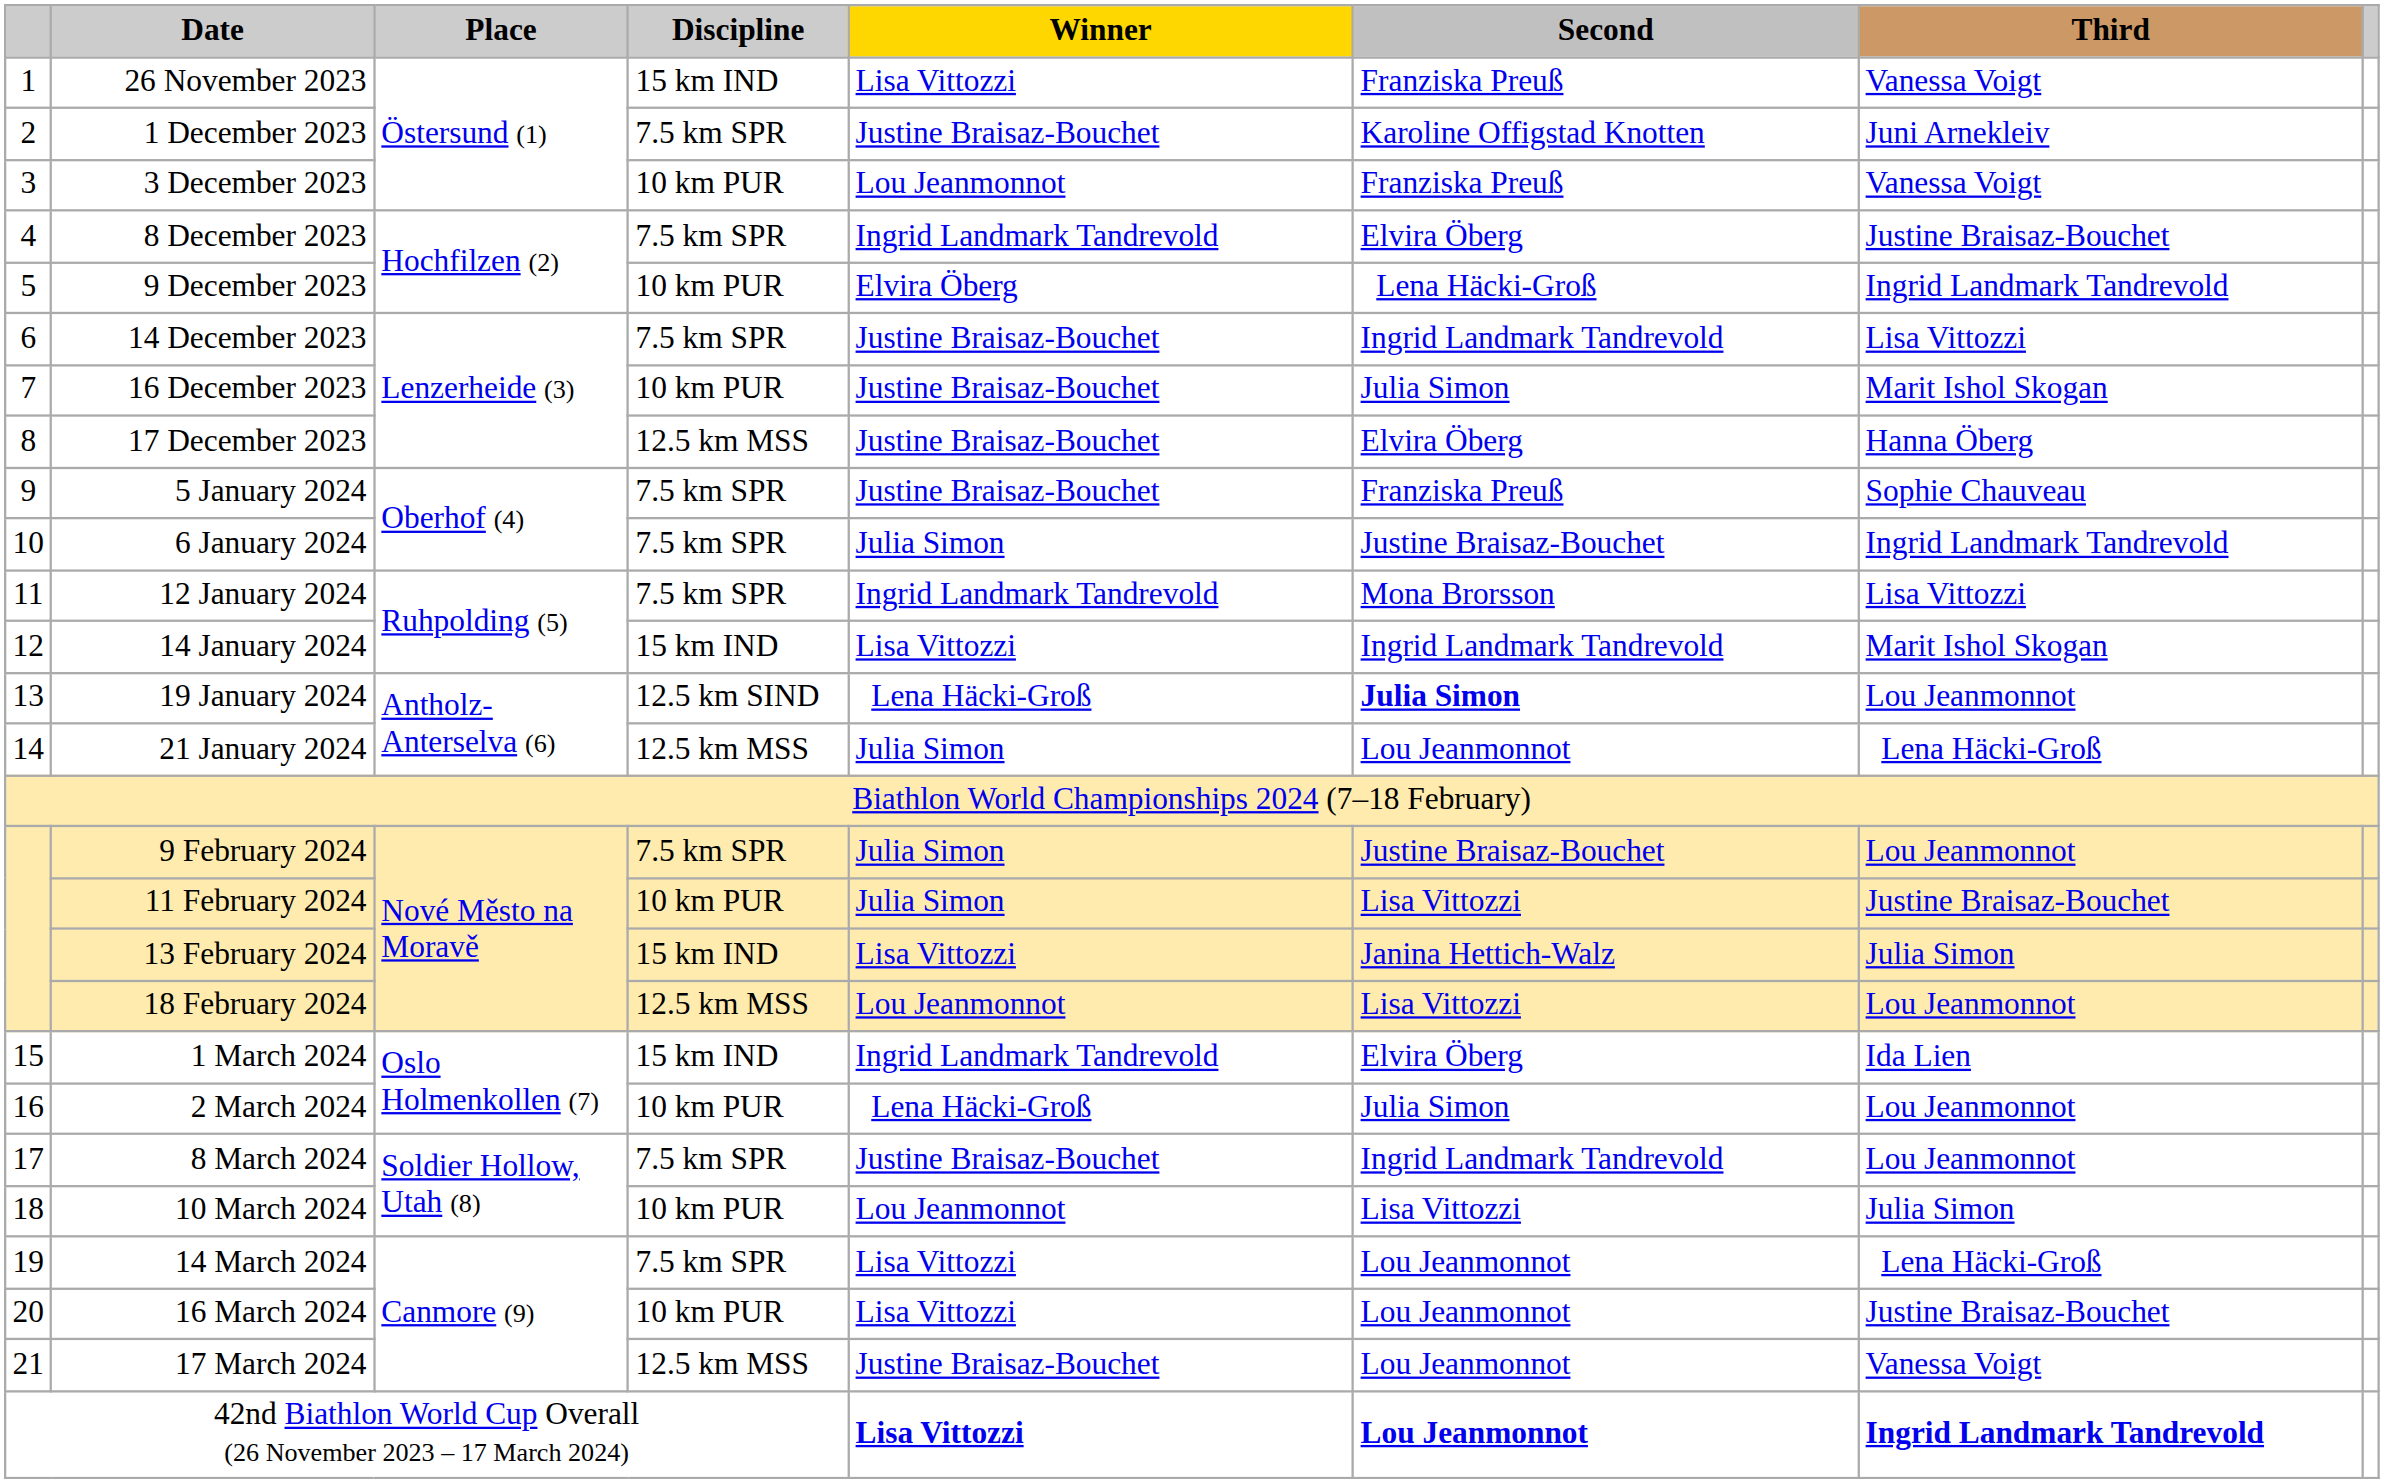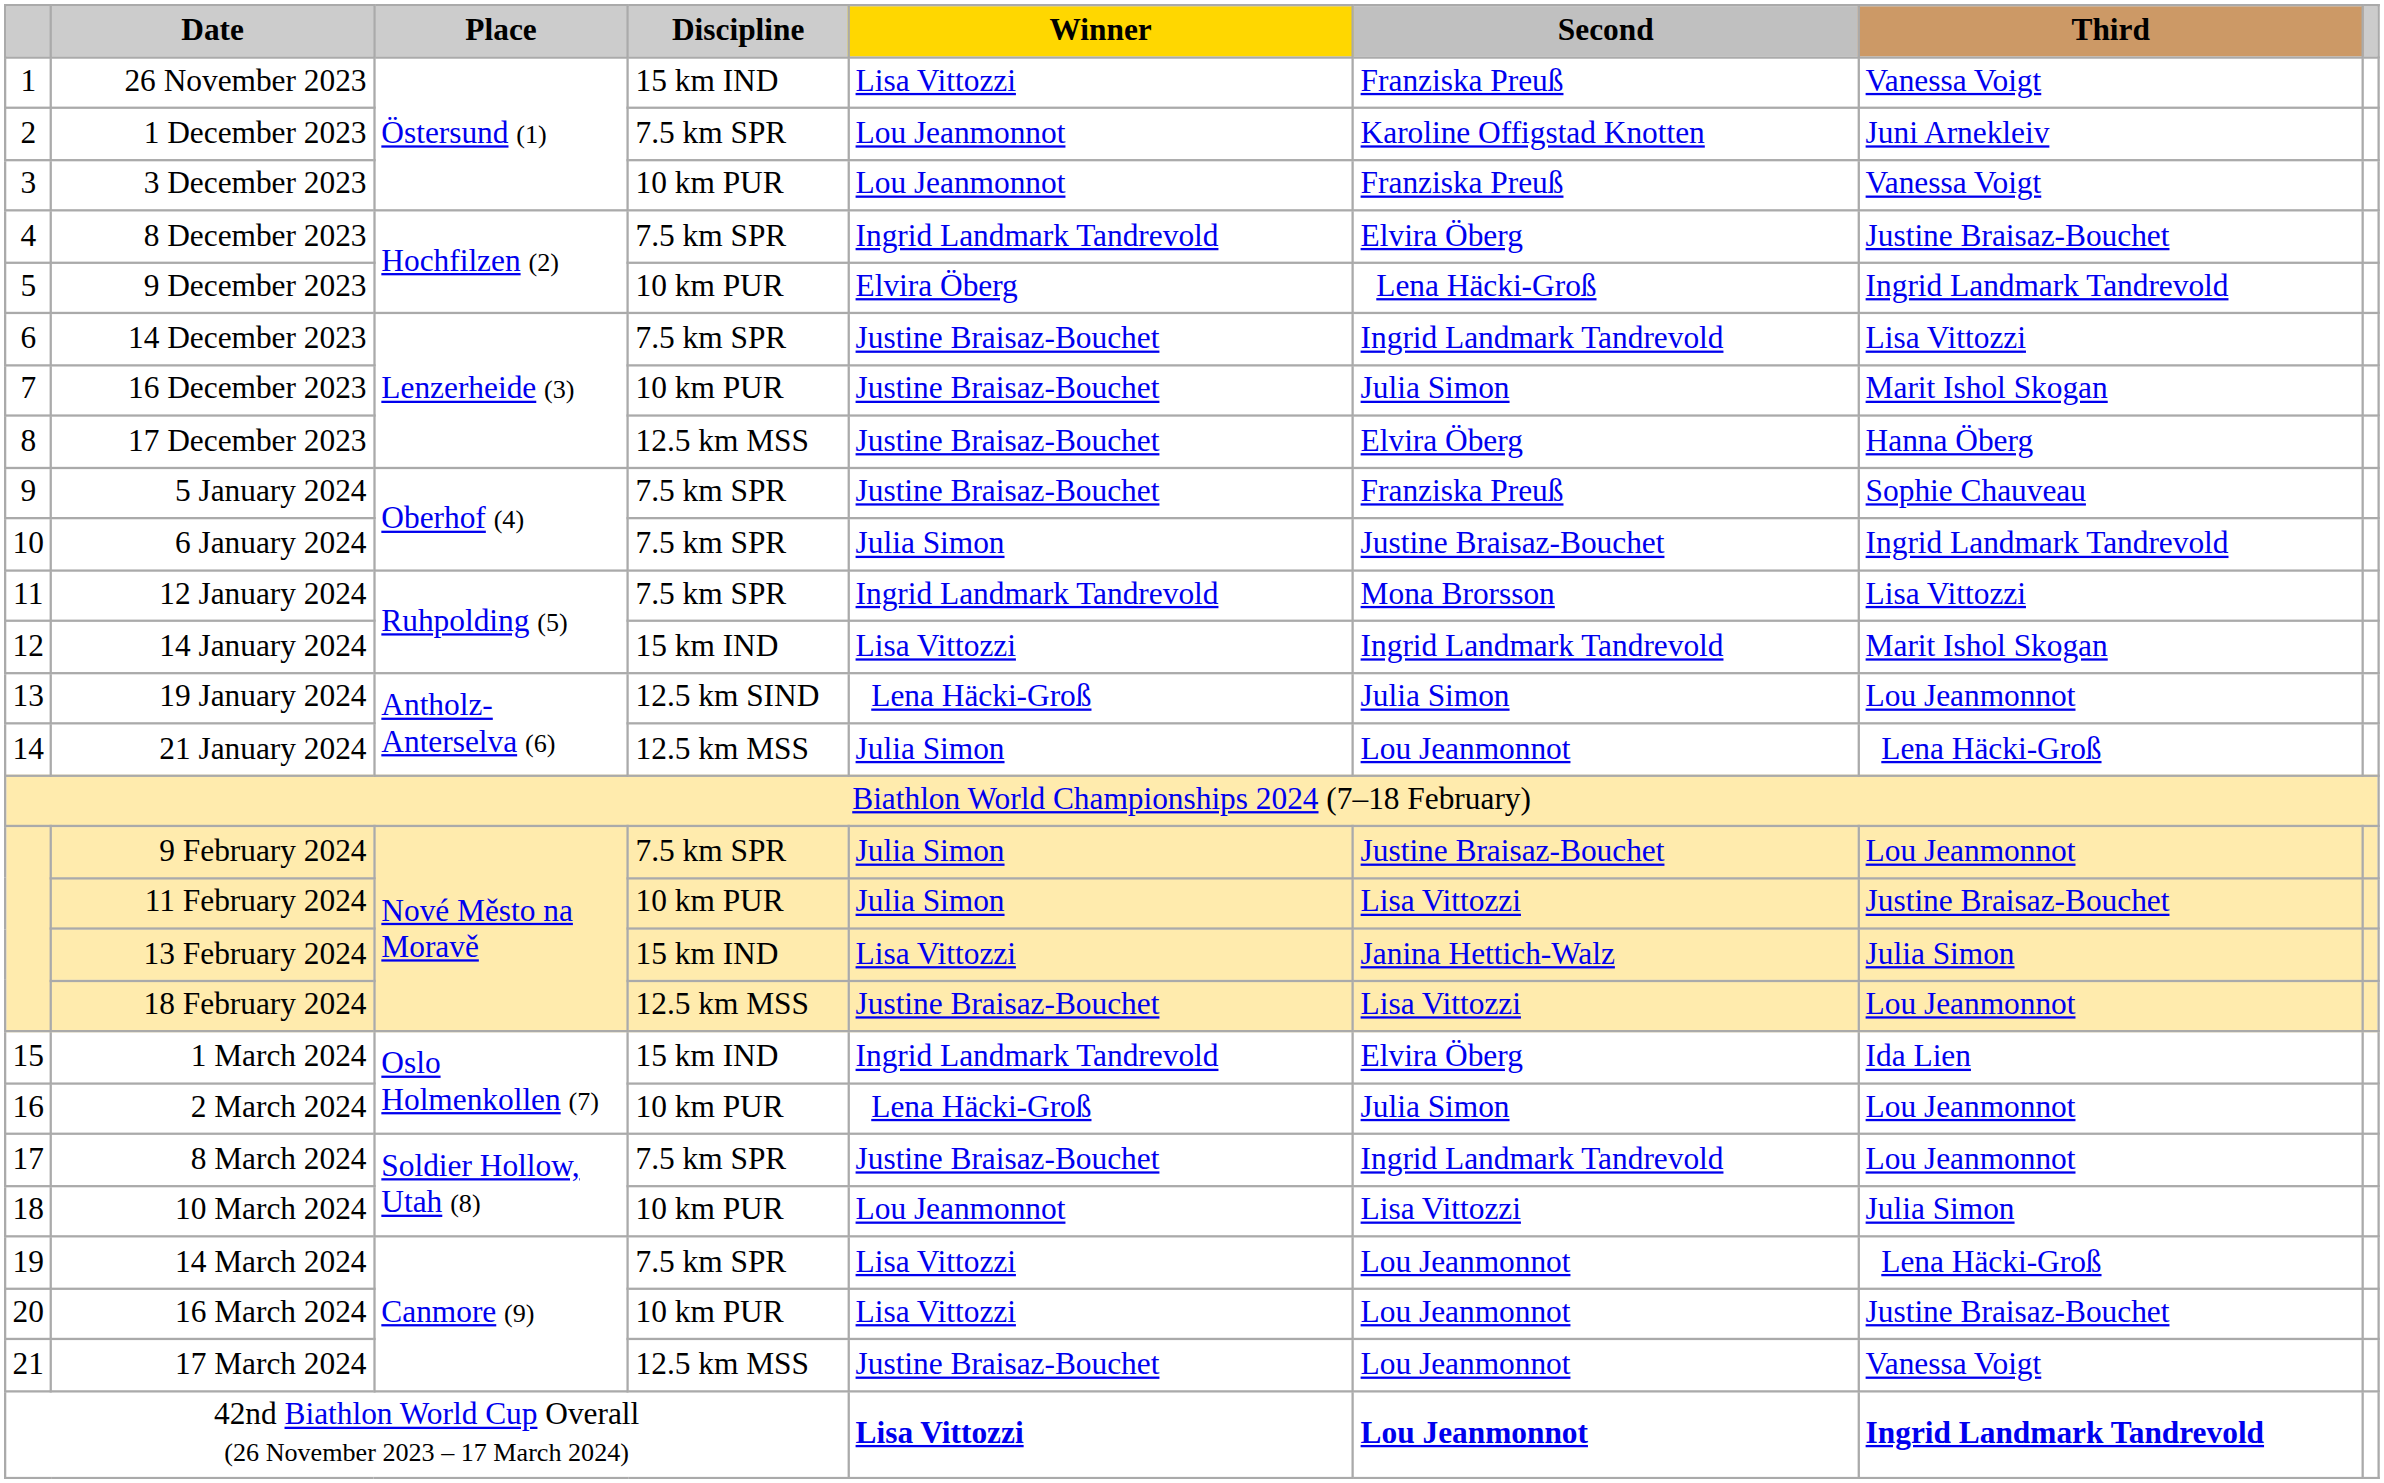(1008, 132) Justine Braisaz-Bouchet -> (961, 132) Lou Jeanmonnot
(1440, 696) bold -> (1435, 696) normal
(961, 1004) Lou Jeanmonnot -> (1008, 1004) Justine Braisaz-Bouchet
